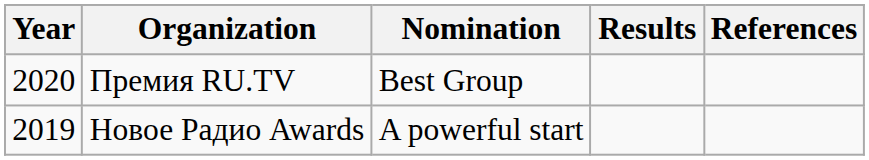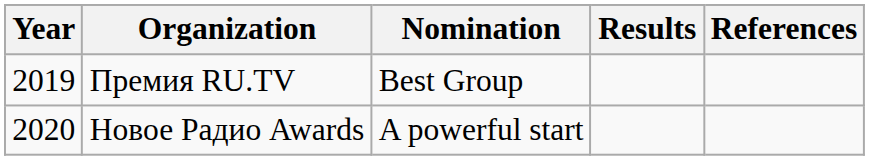(44, 79) 2020 -> (44, 79) 2019
(44, 129) 2019 -> (44, 129) 2020
